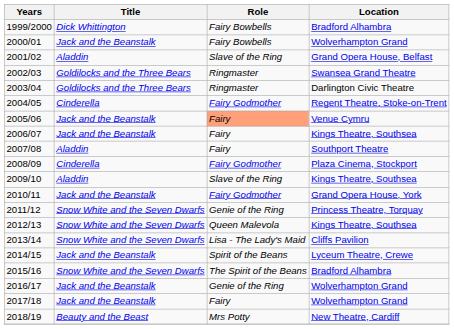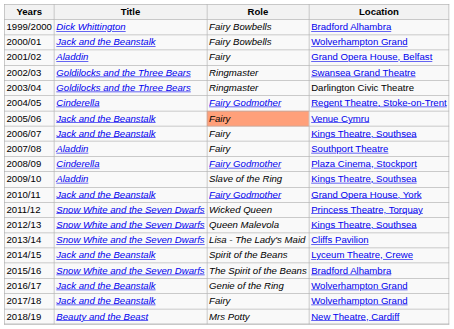(246, 57) Slave of the Ring -> (220, 57) Fairy
(246, 210) Genie of the Ring -> (241, 210) Wicked Queen
